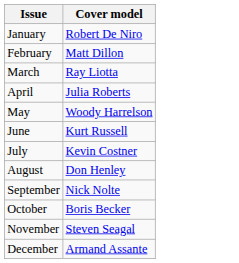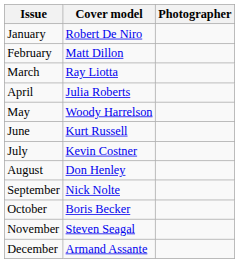+ column: (195, 14)
